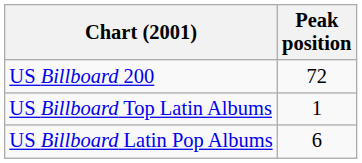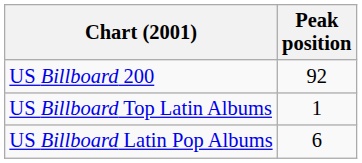(317, 76) 72 -> (317, 76) 92
